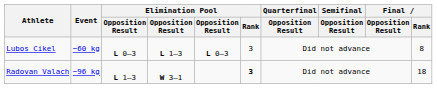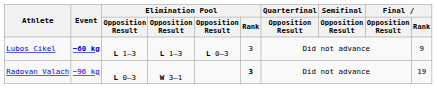(86, 48) normal -> (86, 48) bold
(125, 54) L 0–3 -> (125, 54) L 1–3
(422, 48) 8 -> (422, 48) 9
(125, 77) L 1–3 -> (125, 77) L 0–3
(422, 72) 18 -> (422, 72) 19
